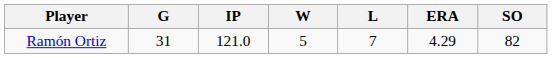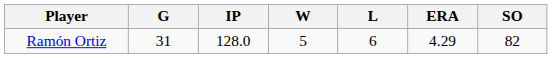(233, 41) 121.0 -> (233, 41) 128.0
(373, 41) 7 -> (373, 41) 6
